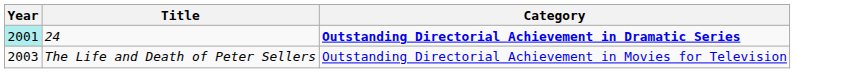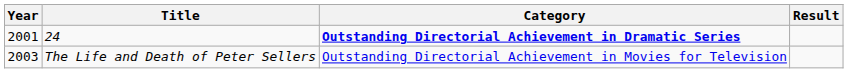+ column: (816, 15)
(23, 36) paleturquoise background -> (23, 36) no background
